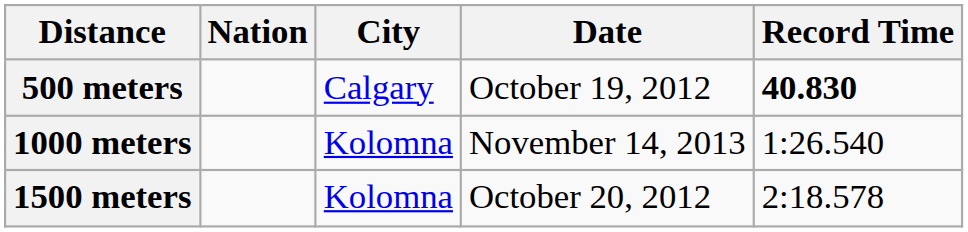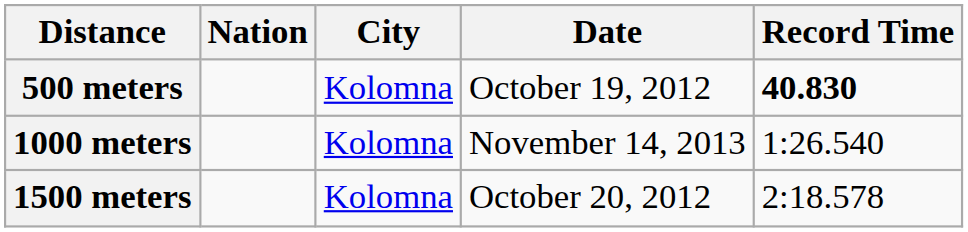(379, 87) Calgary -> (388, 87) Kolomna
